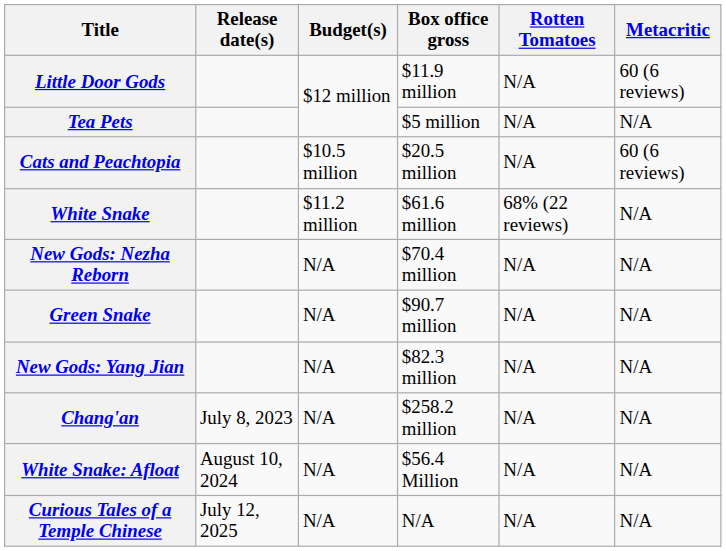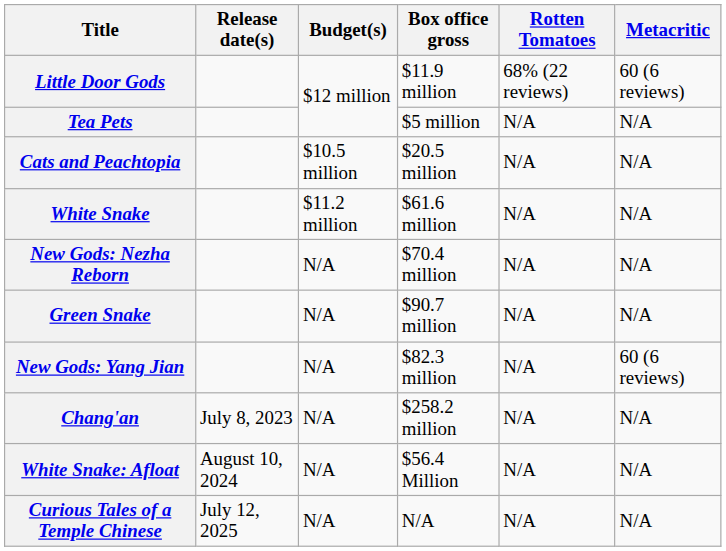(520, 81) N/A -> (536, 81) 68% (22 reviews)
(652, 162) 60 (6 reviews) -> (636, 162) N/A
(536, 213) 68% (22 reviews) -> (520, 213) N/A
(636, 367) N/A -> (652, 367) 60 (6 reviews)
